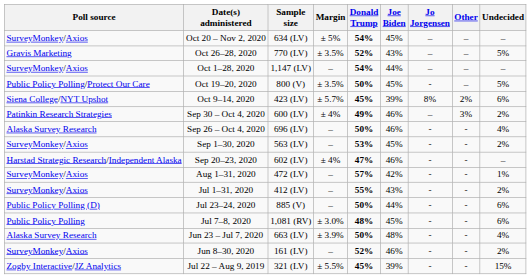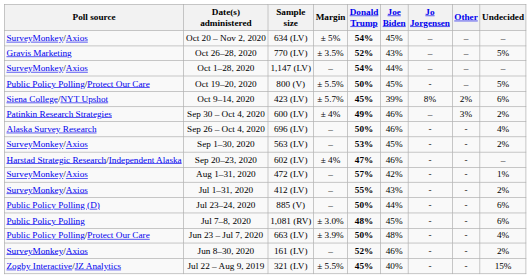(331, 84) ± 3.5% -> (331, 84) ± 5.5%
(51, 236) Alaska Survey Research -> (78, 236) Public Policy Polling/Protect Our Care
(394, 266) 39% -> (394, 266) 40%
